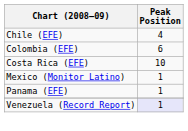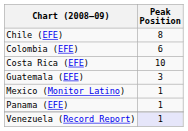(160, 35) 4 -> (160, 35) 8
+ row: (45, 77)
